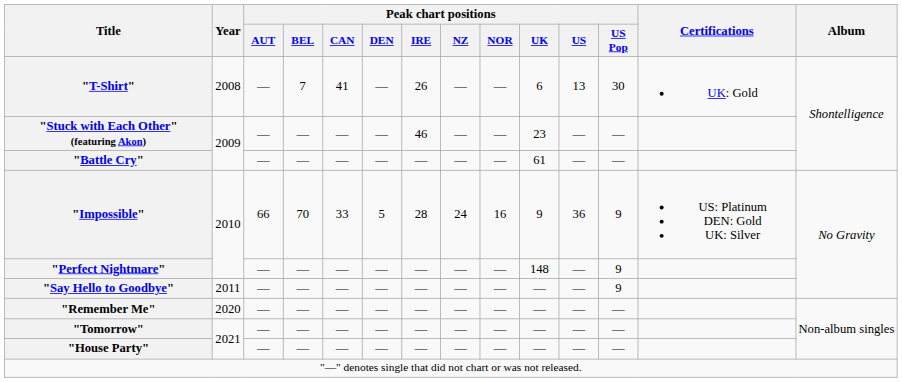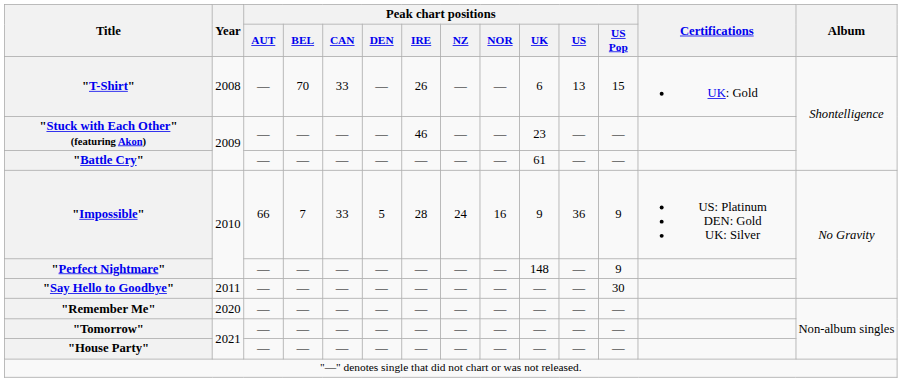(303, 86) 7 -> (303, 86) 70
(342, 86) 41 -> (342, 86) 33
(618, 86) 30 -> (618, 86) 15
(303, 214) 70 -> (303, 214) 7
(618, 288) 9 -> (618, 288) 30
